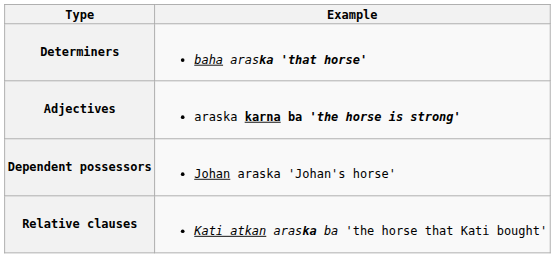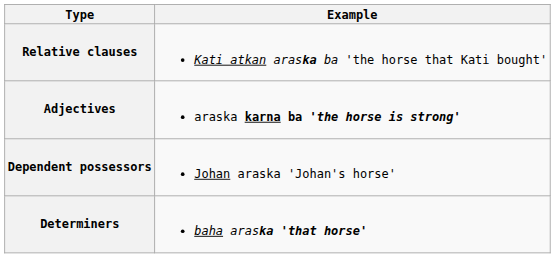rows swapped: (80, 53) <-> (80, 224)
